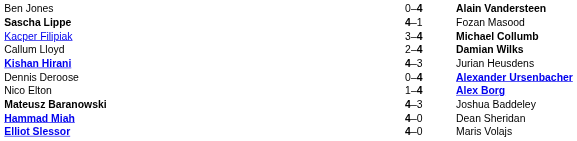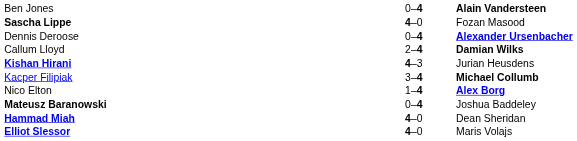(414, 22) 4–1 -> (414, 22) 4–0
rows swapped: (38, 36) <-> (42, 77)
(414, 104) 4–3 -> (414, 104) 0–4
